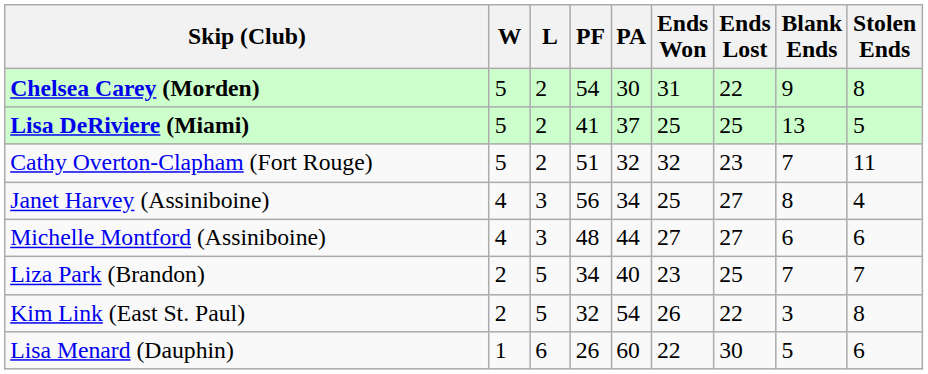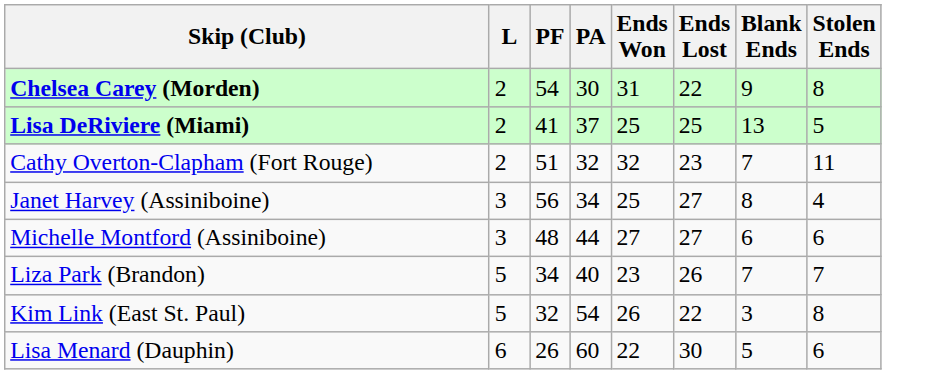- column: (510, 36)
(731, 275) 25 -> (691, 275) 26
